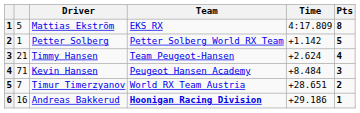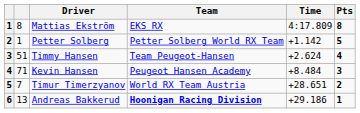(19, 27) 5 -> (19, 27) 8
(22, 56) 21 -> (22, 56) 51
(22, 101) 16 -> (22, 101) 13
